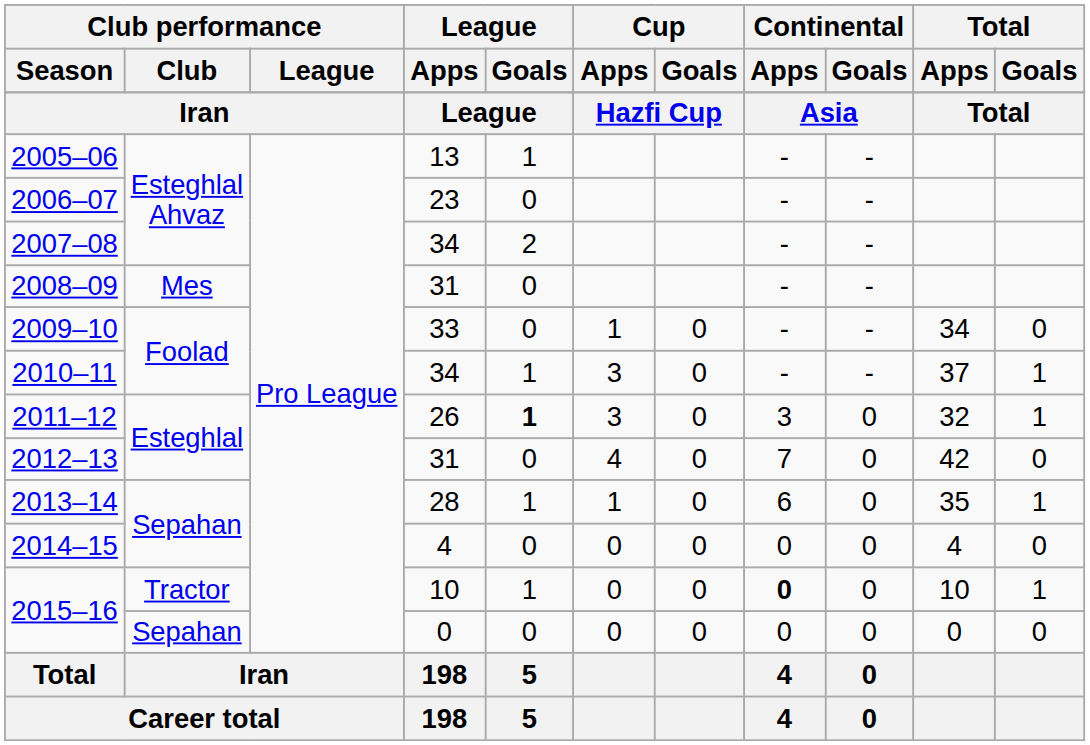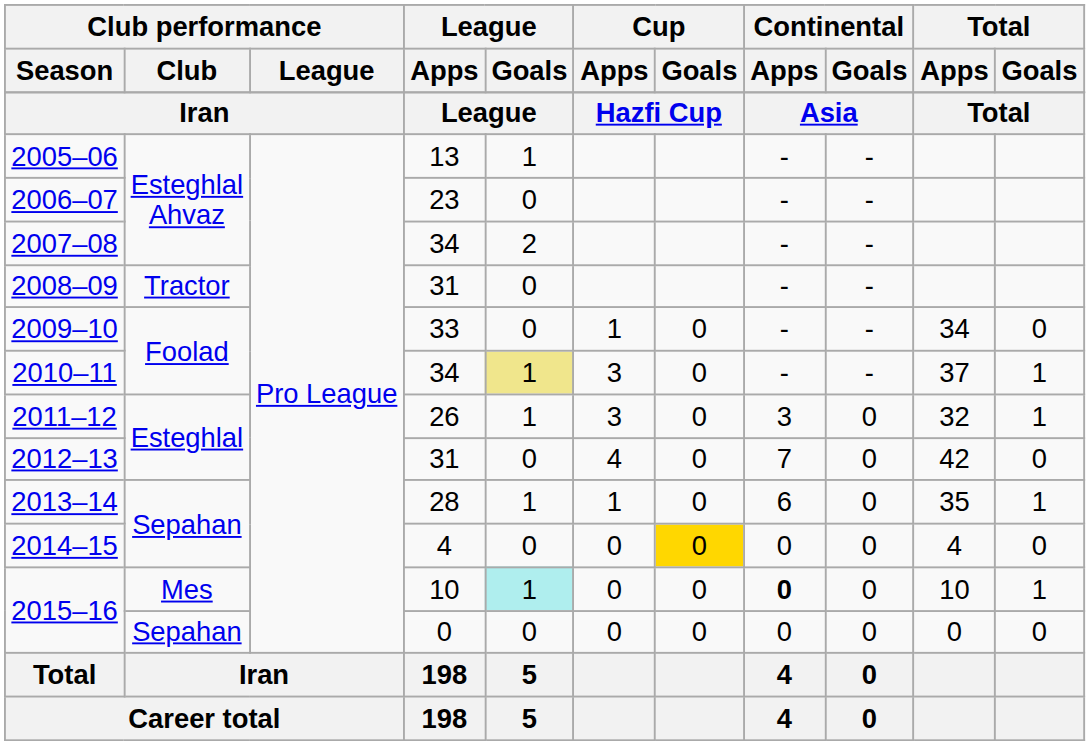(187, 286) Mes -> (187, 286) Tractor
(529, 373) no background -> (529, 373) khaki background
(529, 416) bold -> (529, 416) normal
(699, 546) no background -> (699, 546) gold background
(187, 589) Tractor -> (187, 589) Mes
(529, 589) no background -> (529, 589) paleturquoise background
